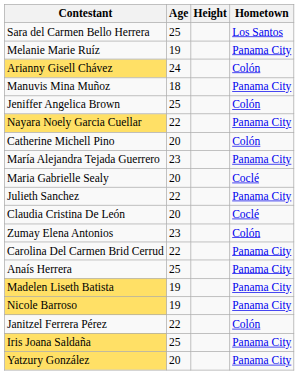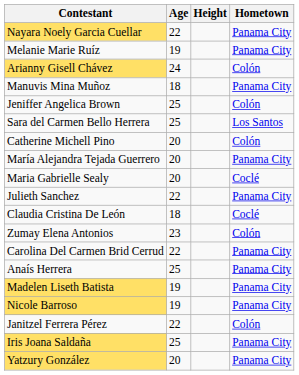rows swapped: (74, 123) <-> (78, 31)
(175, 159) 23 -> (175, 159) 20
(175, 214) 20 -> (175, 214) 18
